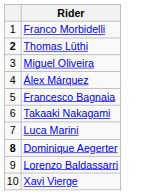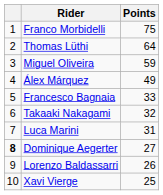+ column: (139, 13)
(13, 47) bold -> (13, 47) normal
